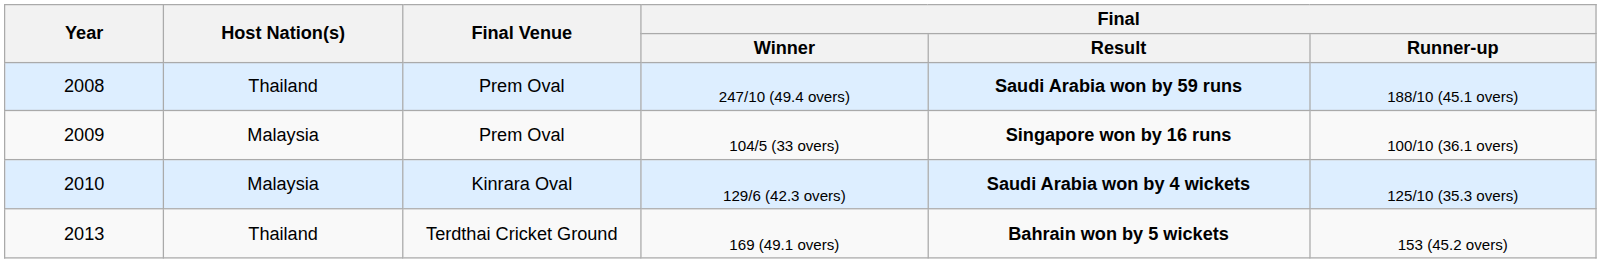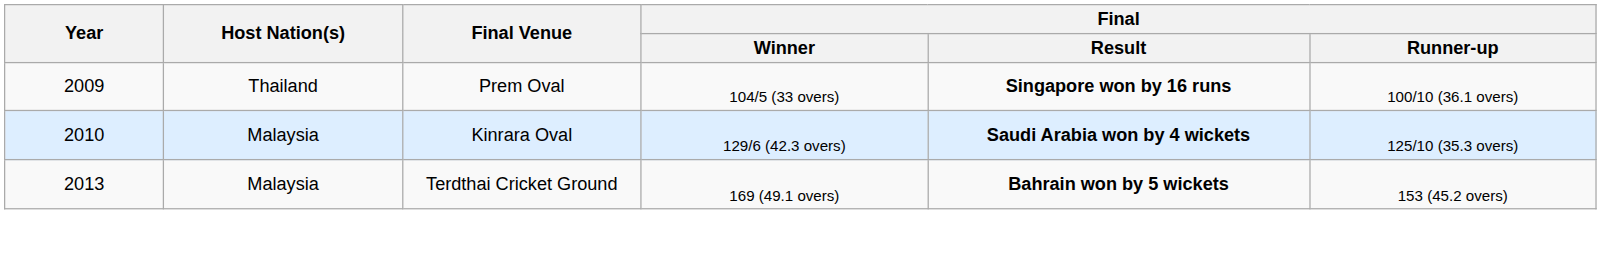- row: (784, 98)
(283, 136) Malaysia -> (283, 87) Thailand
(283, 233) Thailand -> (283, 184) Malaysia
